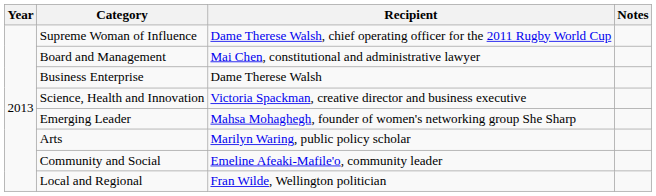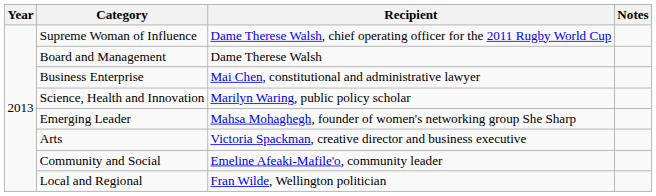(345, 56) Mai Chen, constitutional and administrative lawyer -> (266, 56) Dame Therese Walsh
(266, 77) Dame Therese Walsh -> (345, 77) Mai Chen, constitutional and administrative lawyer
(368, 98) Victoria Spackman, creative director and business executive -> (311, 98) Marilyn Waring, public policy scholar
(311, 139) Marilyn Waring, public policy scholar -> (368, 139) Victoria Spackman, creative director and business executive
